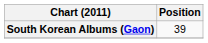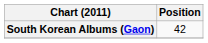(180, 29) 39 -> (180, 29) 42
